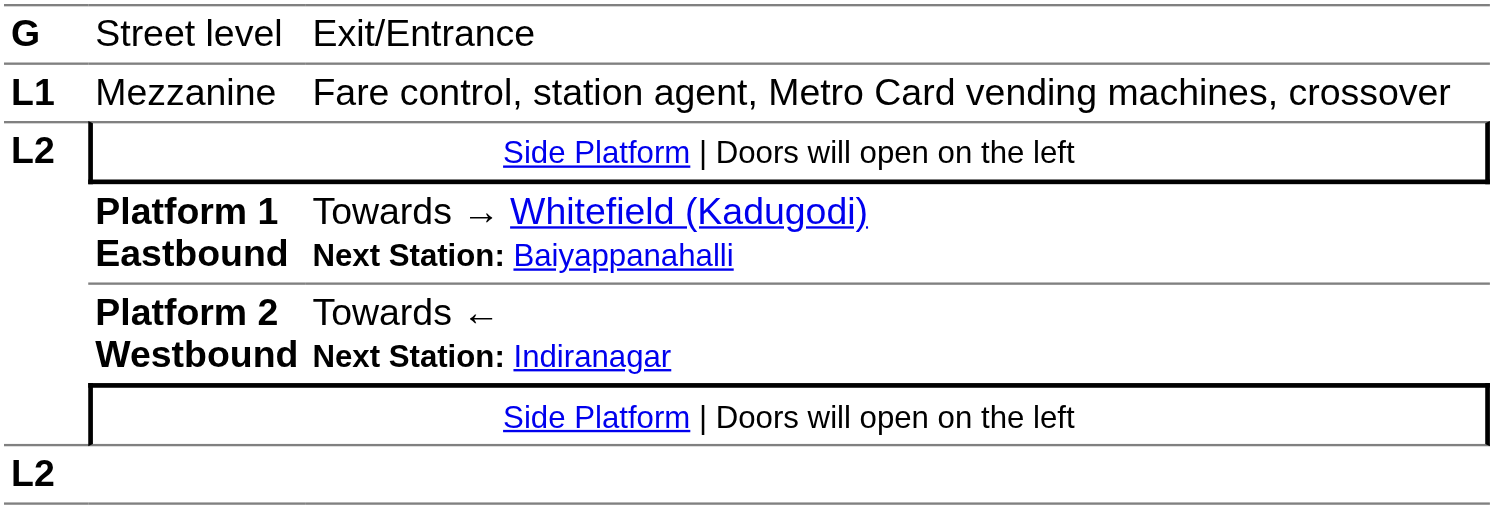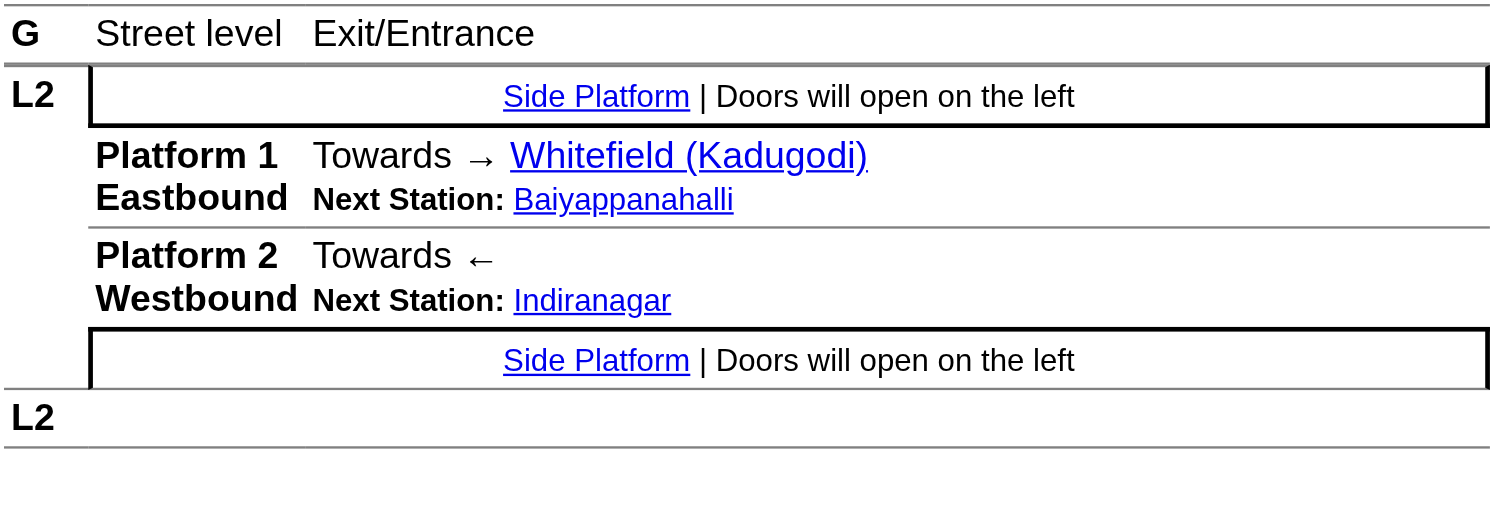- row: (186, 92)
